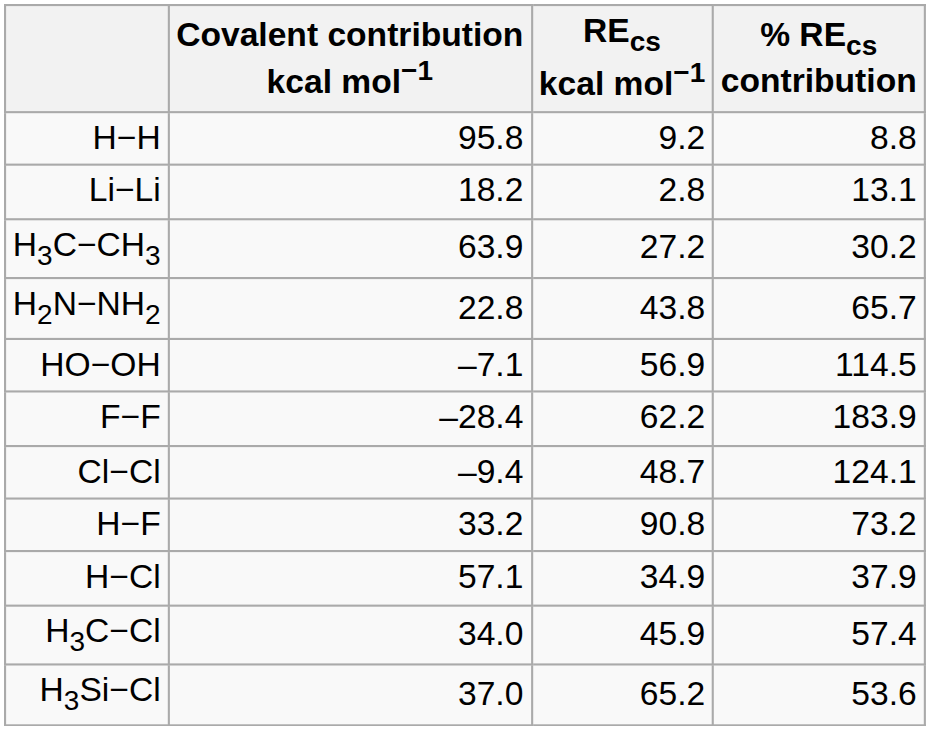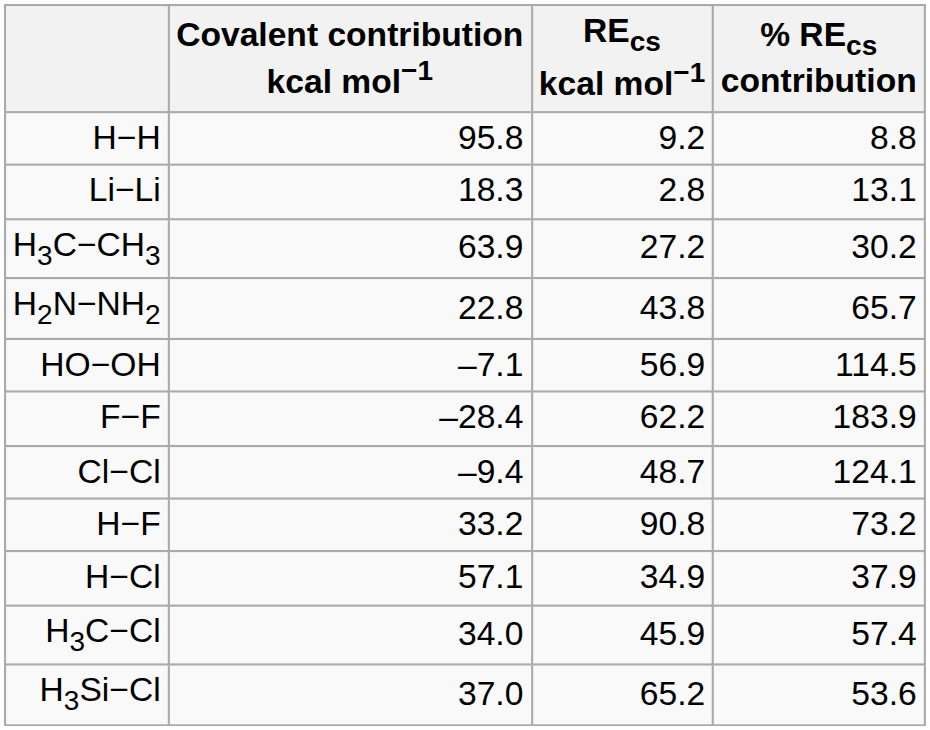(491, 191) 18.2 -> (491, 191) 18.3
